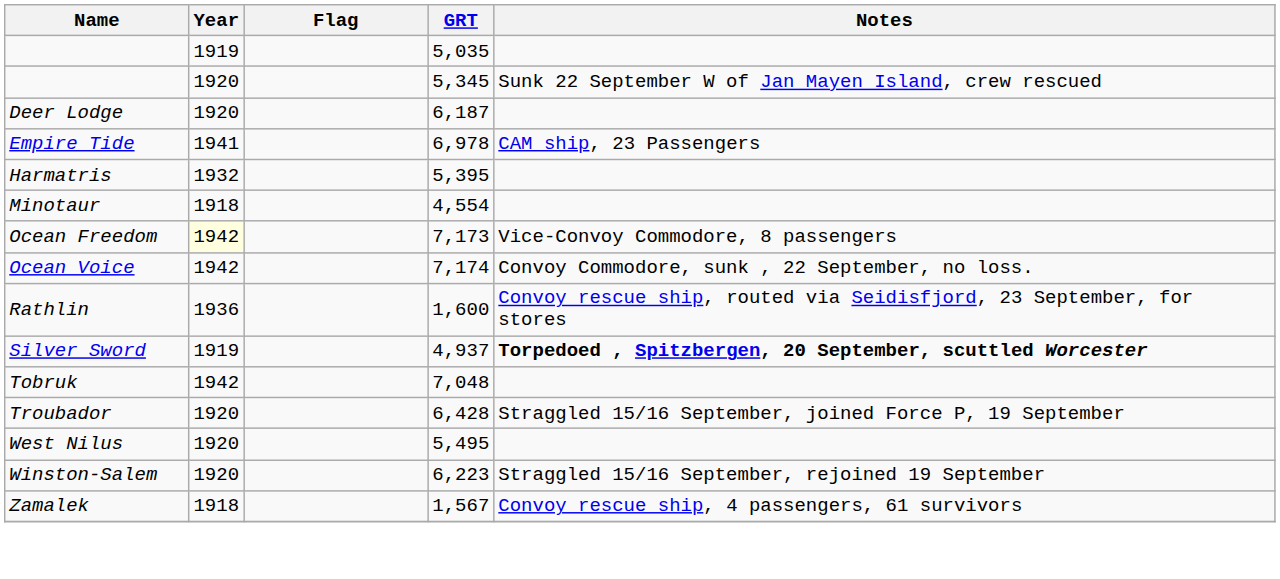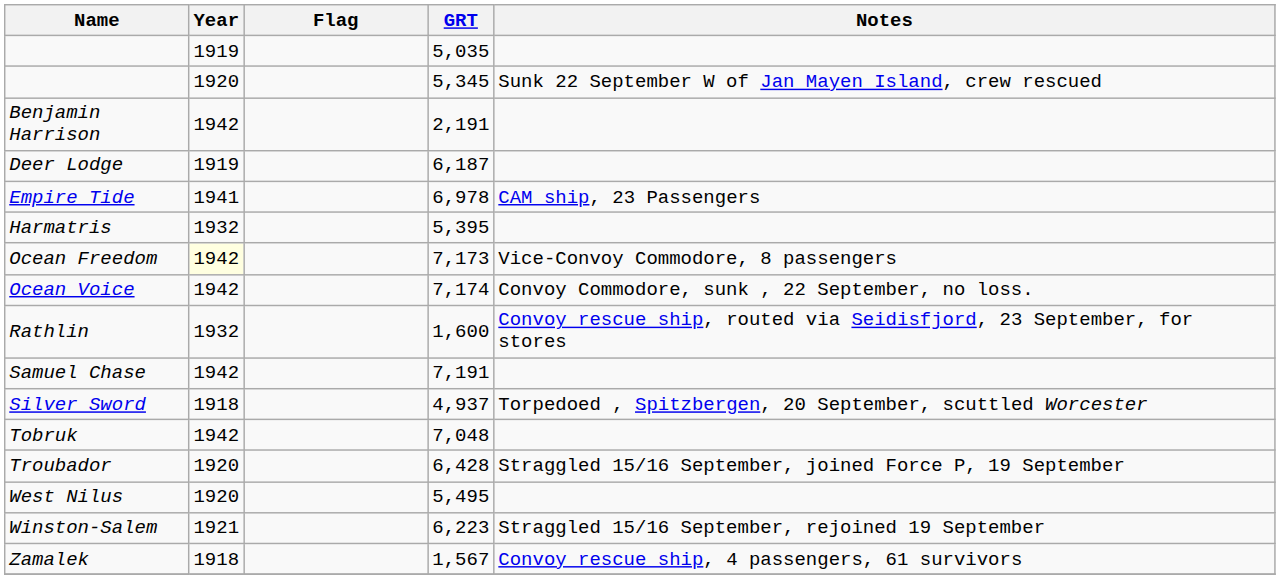+ row: (55, 124)
(216, 113) 1920 -> (216, 166) 1919
- row: (55, 206)
(216, 310) 1936 -> (216, 331) 1932
+ row: (78, 373)
(216, 351) 1919 -> (216, 404) 1918
(823, 351) bold -> (823, 404) normal
(216, 475) 1920 -> (216, 528) 1921
